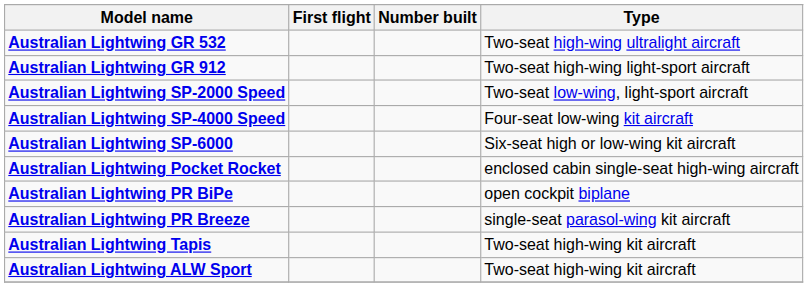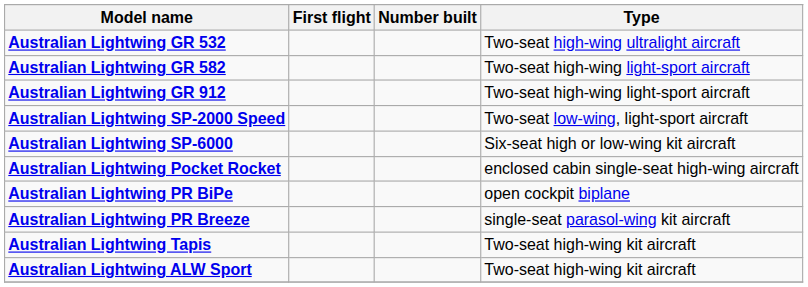+ row: (117, 68)
- row: (147, 119)
